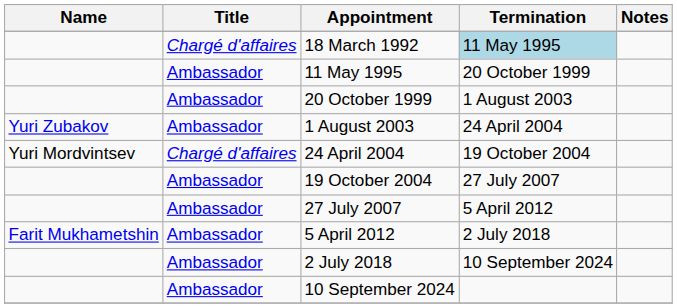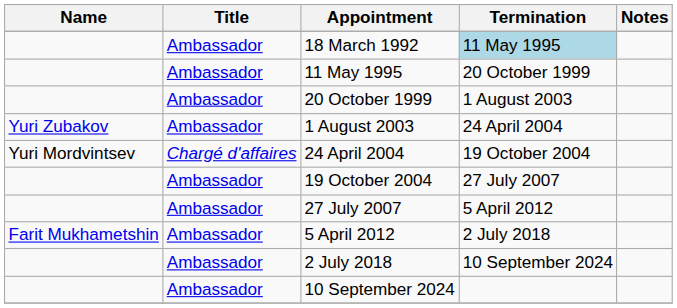(232, 45) Chargé d'affaires -> (215, 45) Ambassador
